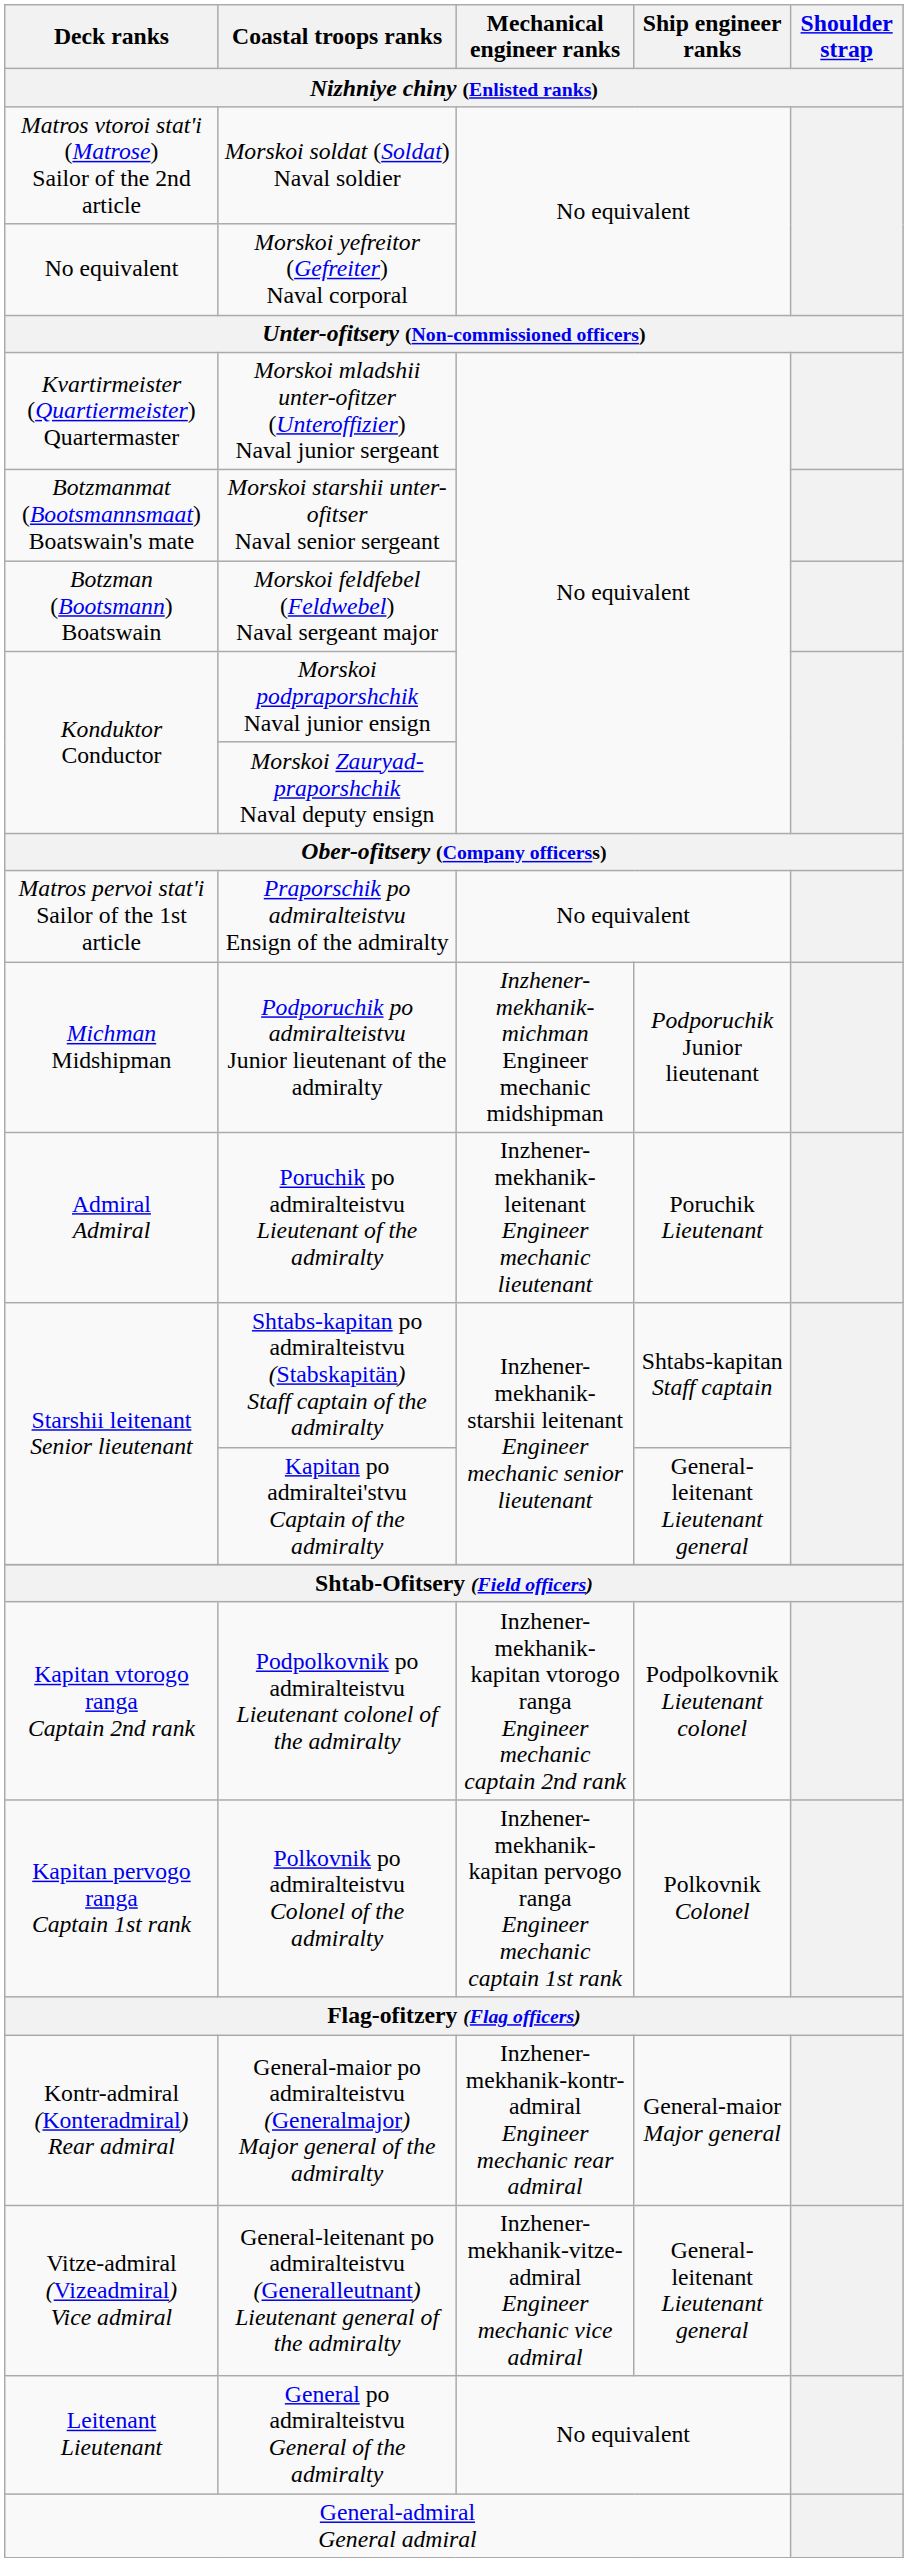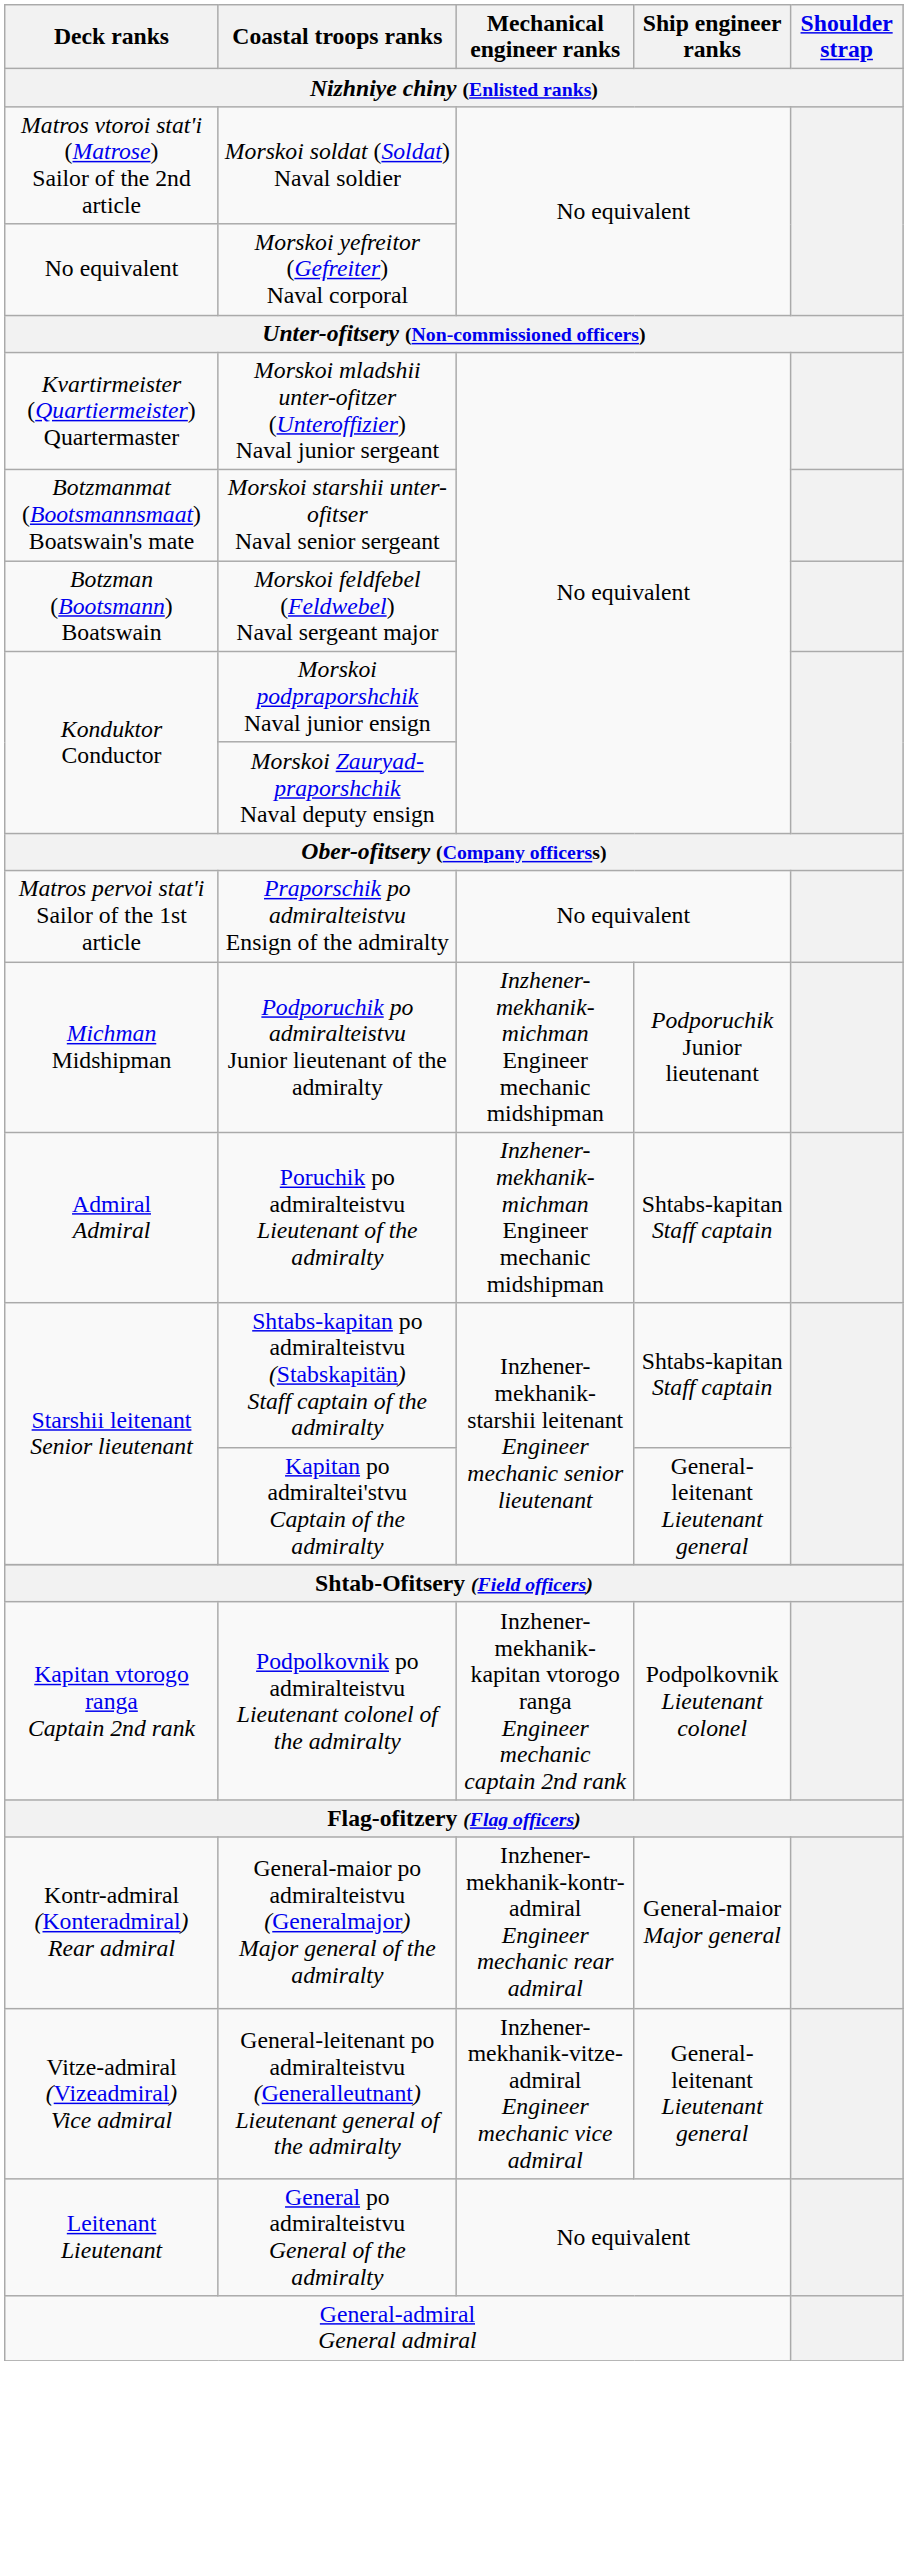(545, 1217) Inzhener-mekhanik-leitenant Engineer mechanic lieutenant -> (545, 1217) Inzhener-mekhanik-michman Engineer mechanic midshipman
(712, 1217) Poruchik Lieutenant -> (712, 1217) Shtabs-kapitan Staff captain
- row: (337, 1898)
